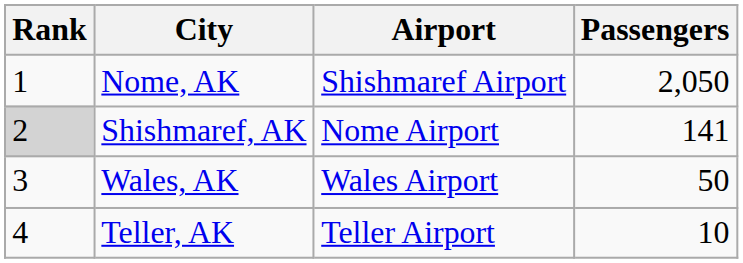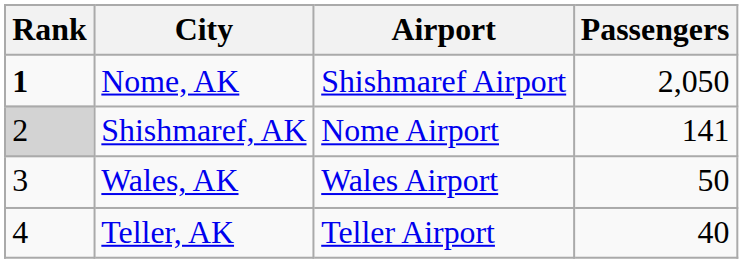(20, 80) normal -> (20, 80) bold
(713, 231) 10 -> (713, 231) 40
